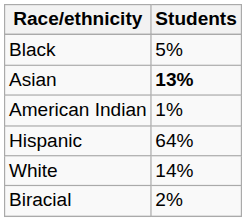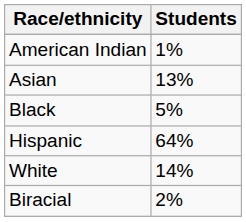rows swapped: (78, 110) <-> (32, 49)
(174, 79) bold -> (174, 79) normal
